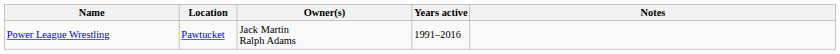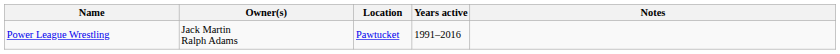columns swapped: (208, 12) <-> (324, 12)
